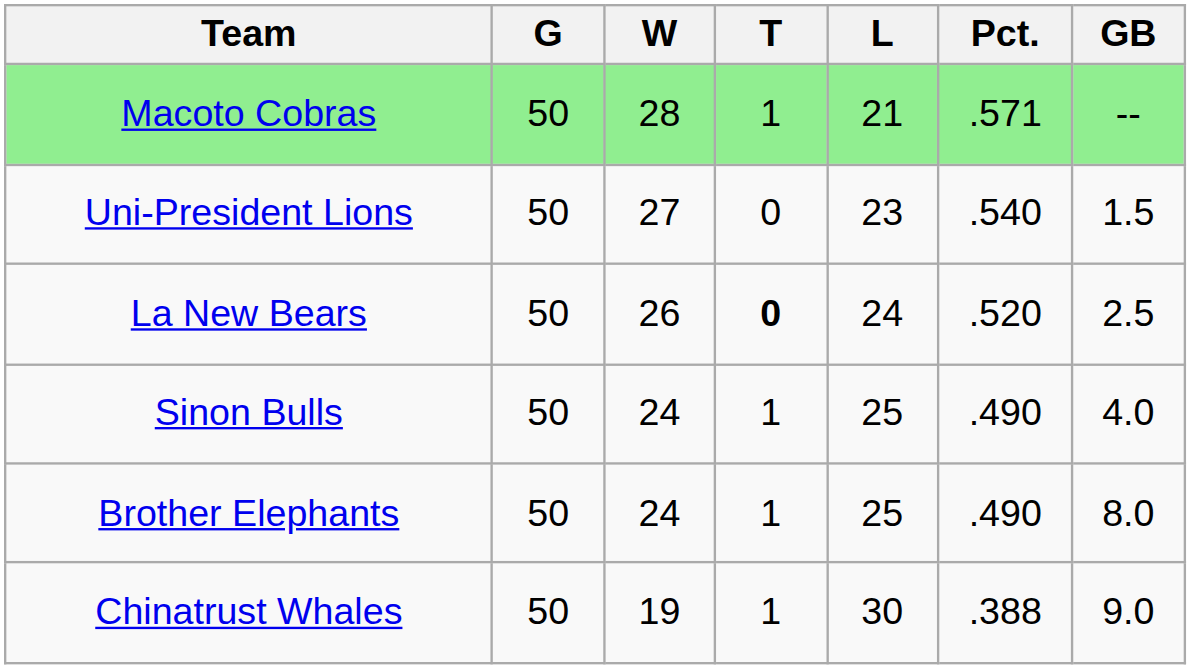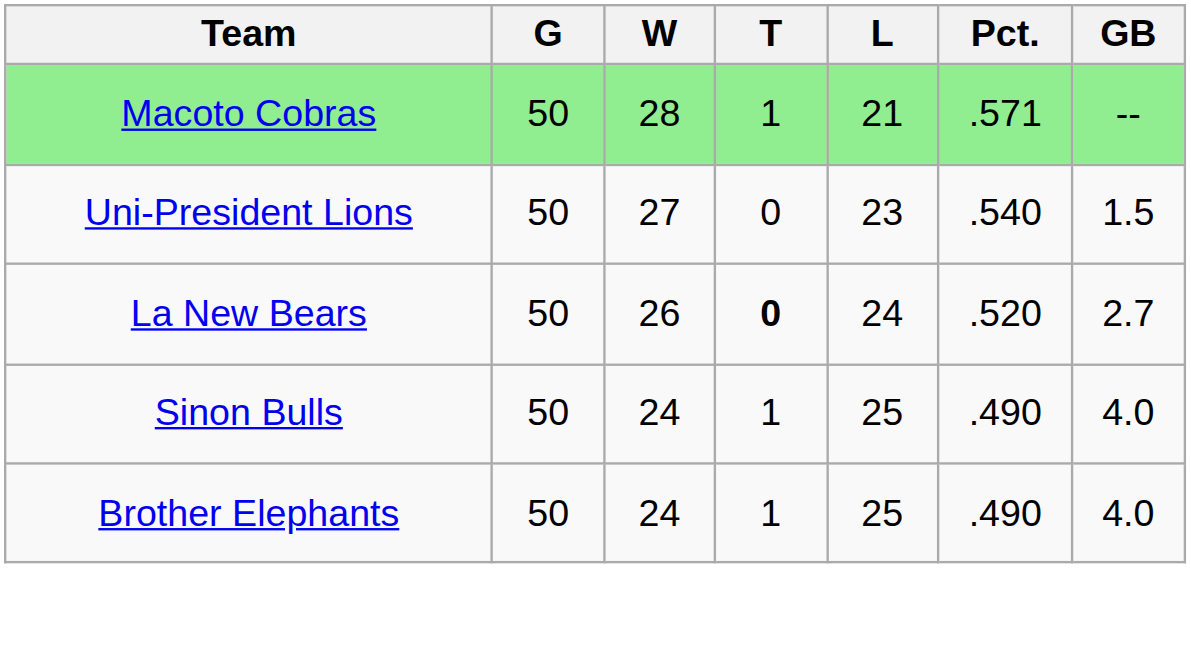(1128, 313) 2.5 -> (1128, 313) 2.7
(1128, 512) 8.0 -> (1128, 512) 4.0
- row: (249, 611)
